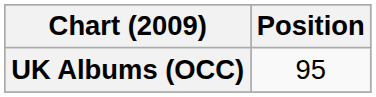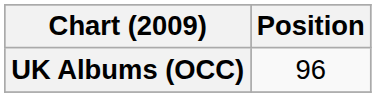(311, 69) 95 -> (311, 69) 96
